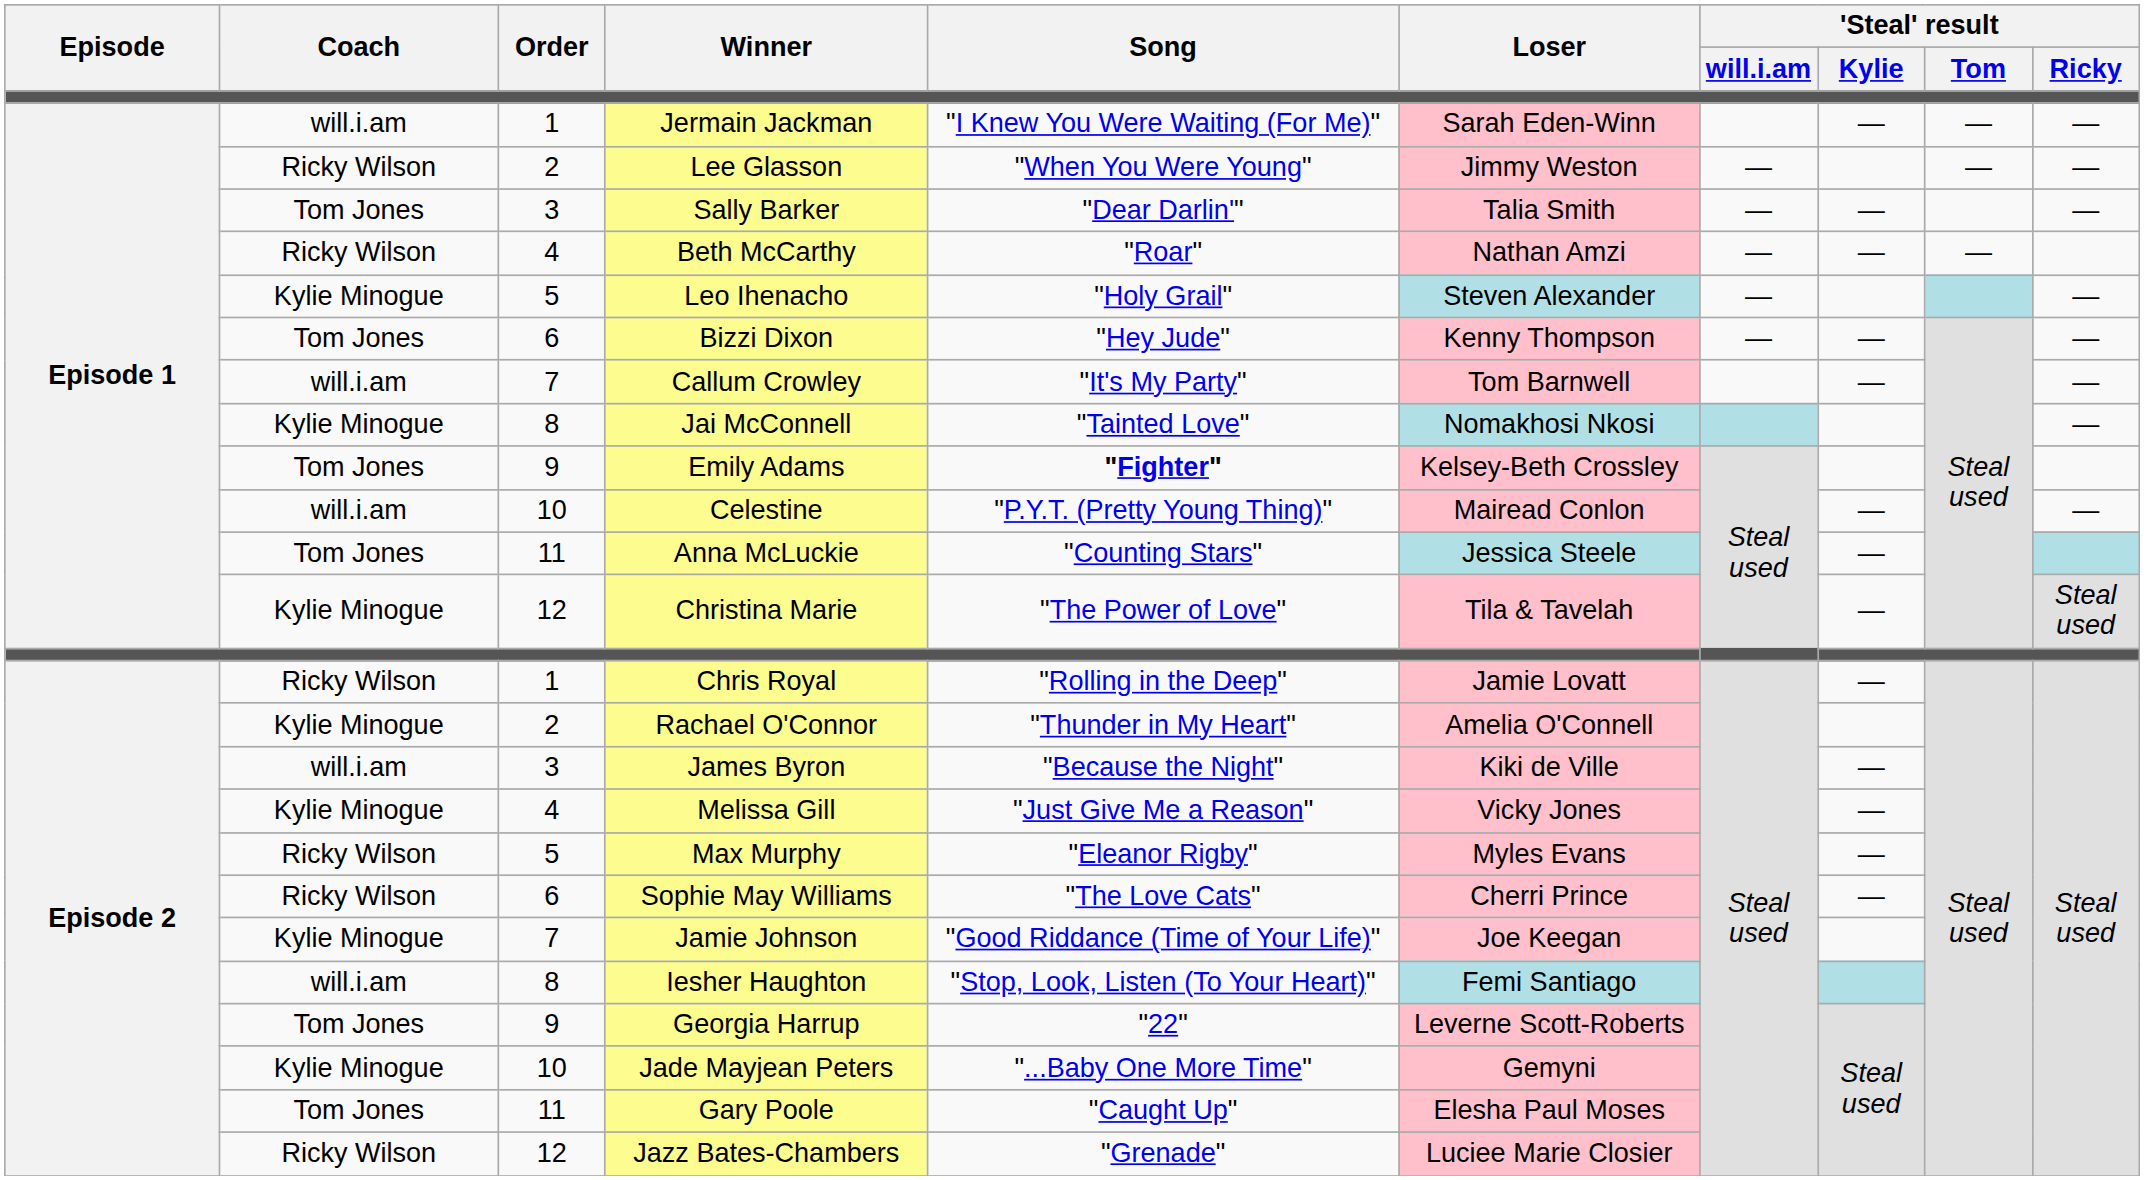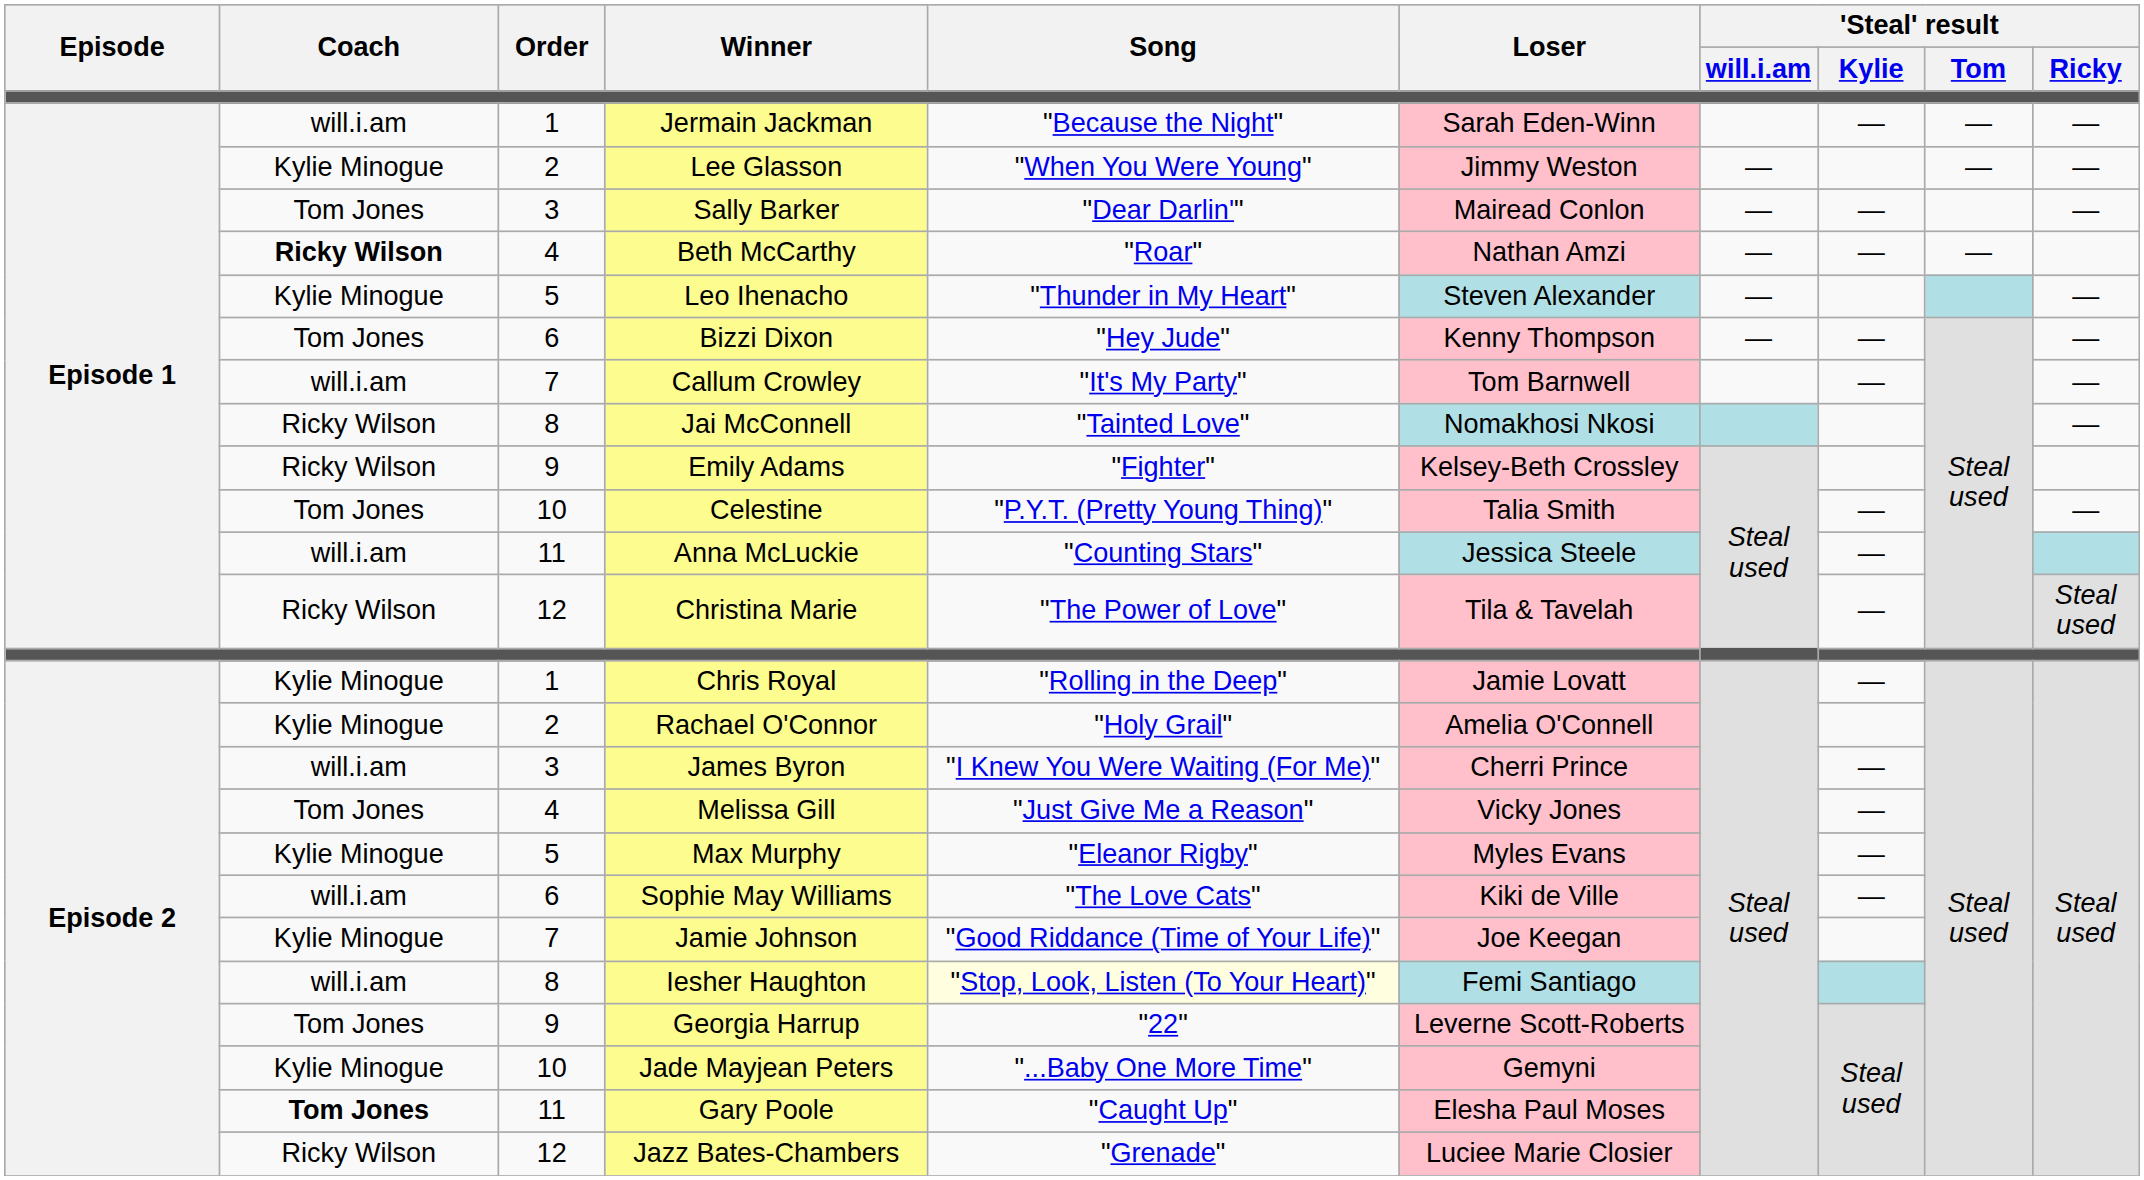(1163, 124) "I Knew You Were Waiting (For Me)" -> (1163, 124) "Because the Night"
(359, 167) Ricky Wilson -> (359, 167) Kylie Minogue
(1549, 209) Talia Smith -> (1549, 209) Mairead Conlon
(359, 252) normal -> (359, 252) bold
(1163, 295) "Holy Grail" -> (1163, 295) "Thunder in My Heart"
(359, 424) Kylie Minogue -> (359, 424) Ricky Wilson
(359, 467) Tom Jones -> (359, 467) Ricky Wilson
(1163, 467) bold -> (1163, 467) normal
(359, 510) will.i.am -> (359, 510) Tom Jones
(1549, 510) Mairead Conlon -> (1549, 510) Talia Smith
(359, 553) Tom Jones -> (359, 553) will.i.am
(359, 611) Kylie Minogue -> (359, 611) Ricky Wilson
(359, 681) Ricky Wilson -> (359, 681) Kylie Minogue
(1163, 724) "Thunder in My Heart" -> (1163, 724) "Holy Grail"
(1163, 767) "Because the Night" -> (1163, 767) "I Knew You Were Waiting (For Me)"
(1549, 767) Kiki de Ville -> (1549, 767) Cherri Prince
(359, 810) Kylie Minogue -> (359, 810) Tom Jones
(359, 853) Ricky Wilson -> (359, 853) Kylie Minogue
(359, 896) Ricky Wilson -> (359, 896) will.i.am
(1549, 896) Cherri Prince -> (1549, 896) Kiki de Ville
(1163, 981) no background -> (1163, 981) lightyellow background
(359, 1110) normal -> (359, 1110) bold
